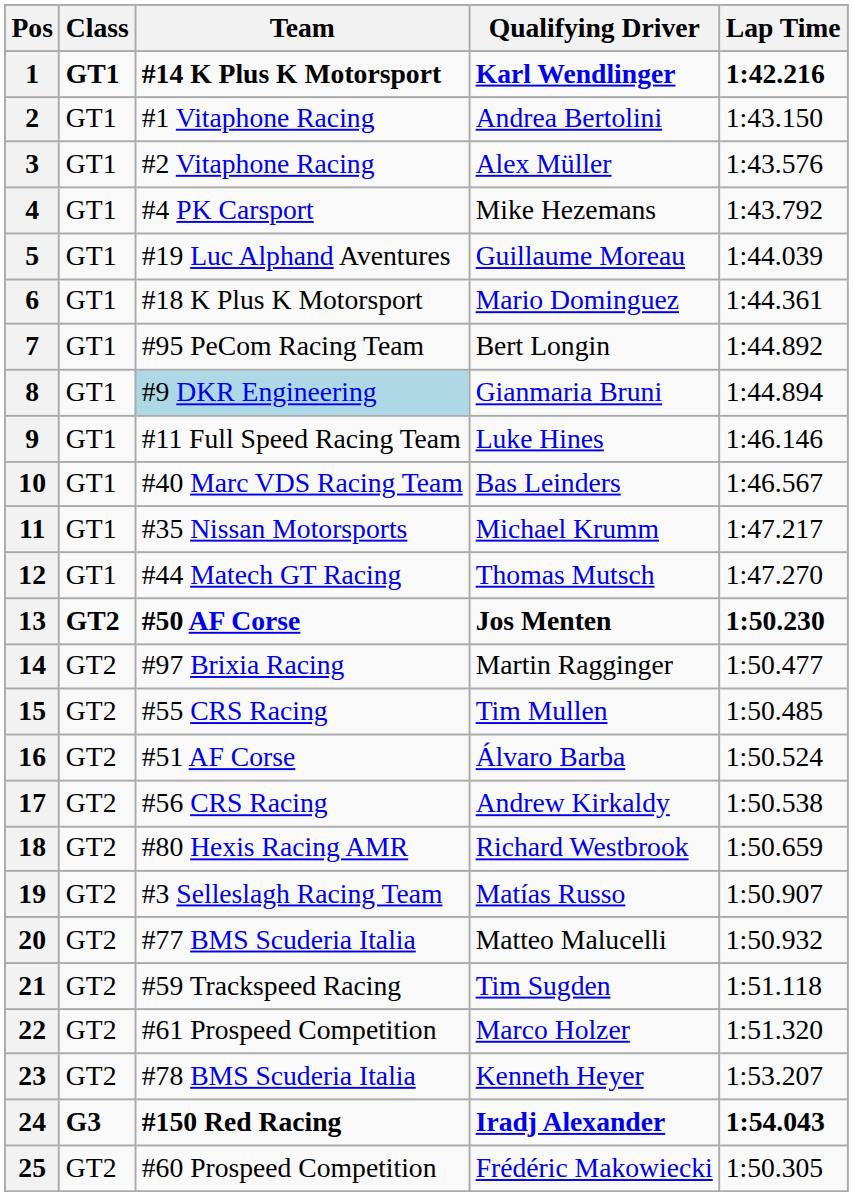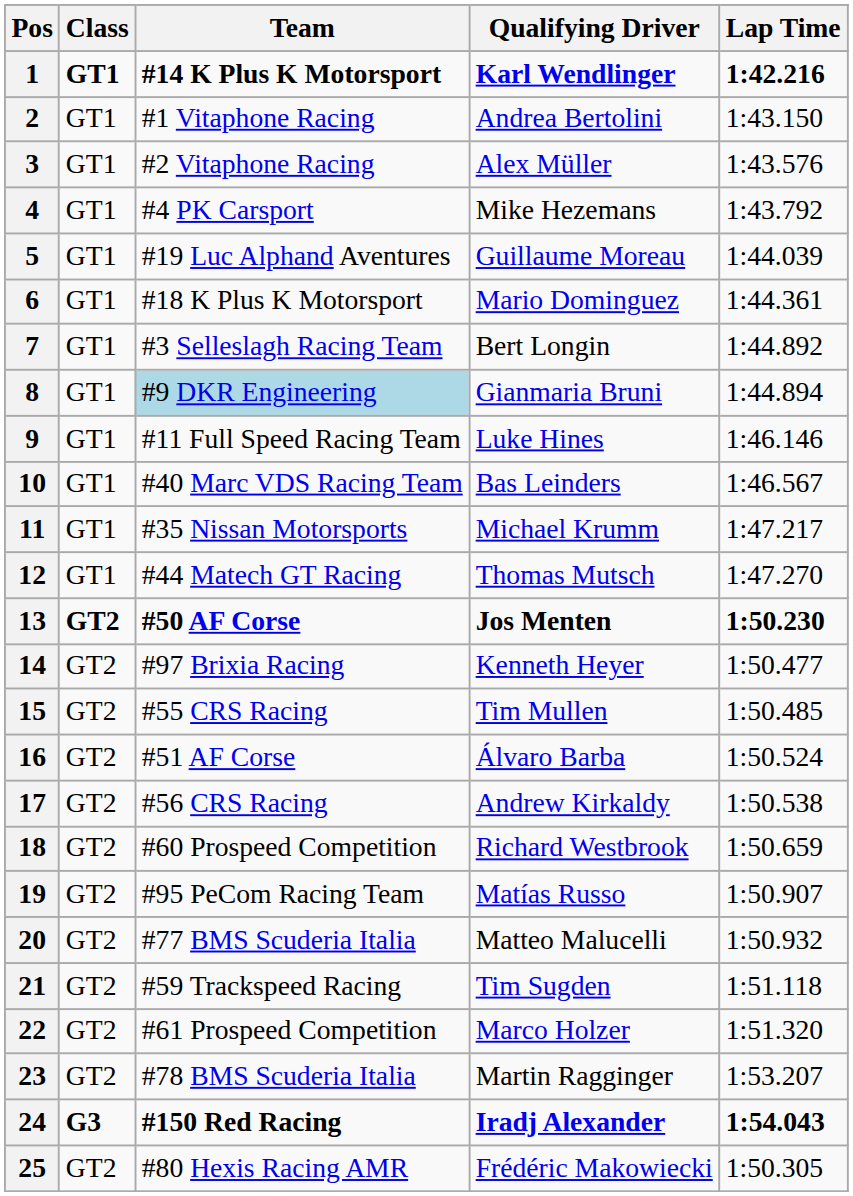(283, 346) #95 PeCom Racing Team -> (292, 346) #3 Selleslagh Racing Team
(574, 666) Martin Ragginger -> (560, 666) Kenneth Heyer
(275, 848) #80 Hexis Racing AMR -> (289, 848) #60 Prospeed Competition
(292, 894) #3 Selleslagh Racing Team -> (283, 894) #95 PeCom Racing Team
(560, 1076) Kenneth Heyer -> (574, 1076) Martin Ragginger
(289, 1167) #60 Prospeed Competition -> (275, 1167) #80 Hexis Racing AMR
